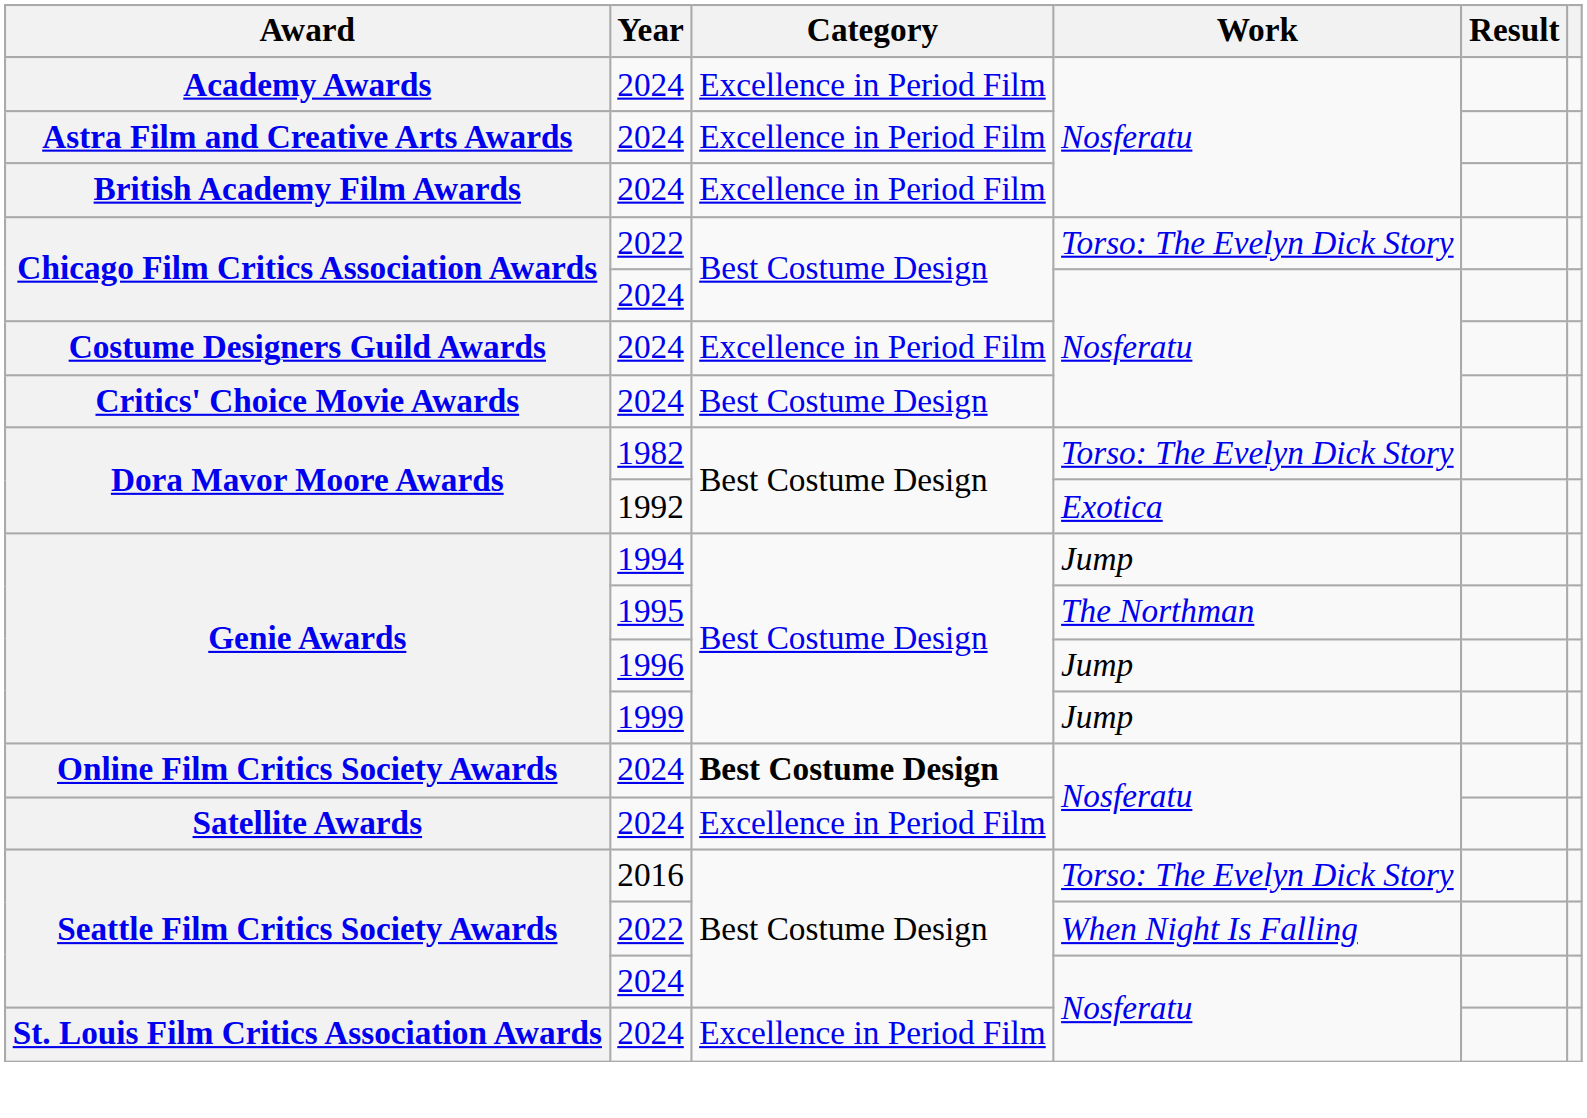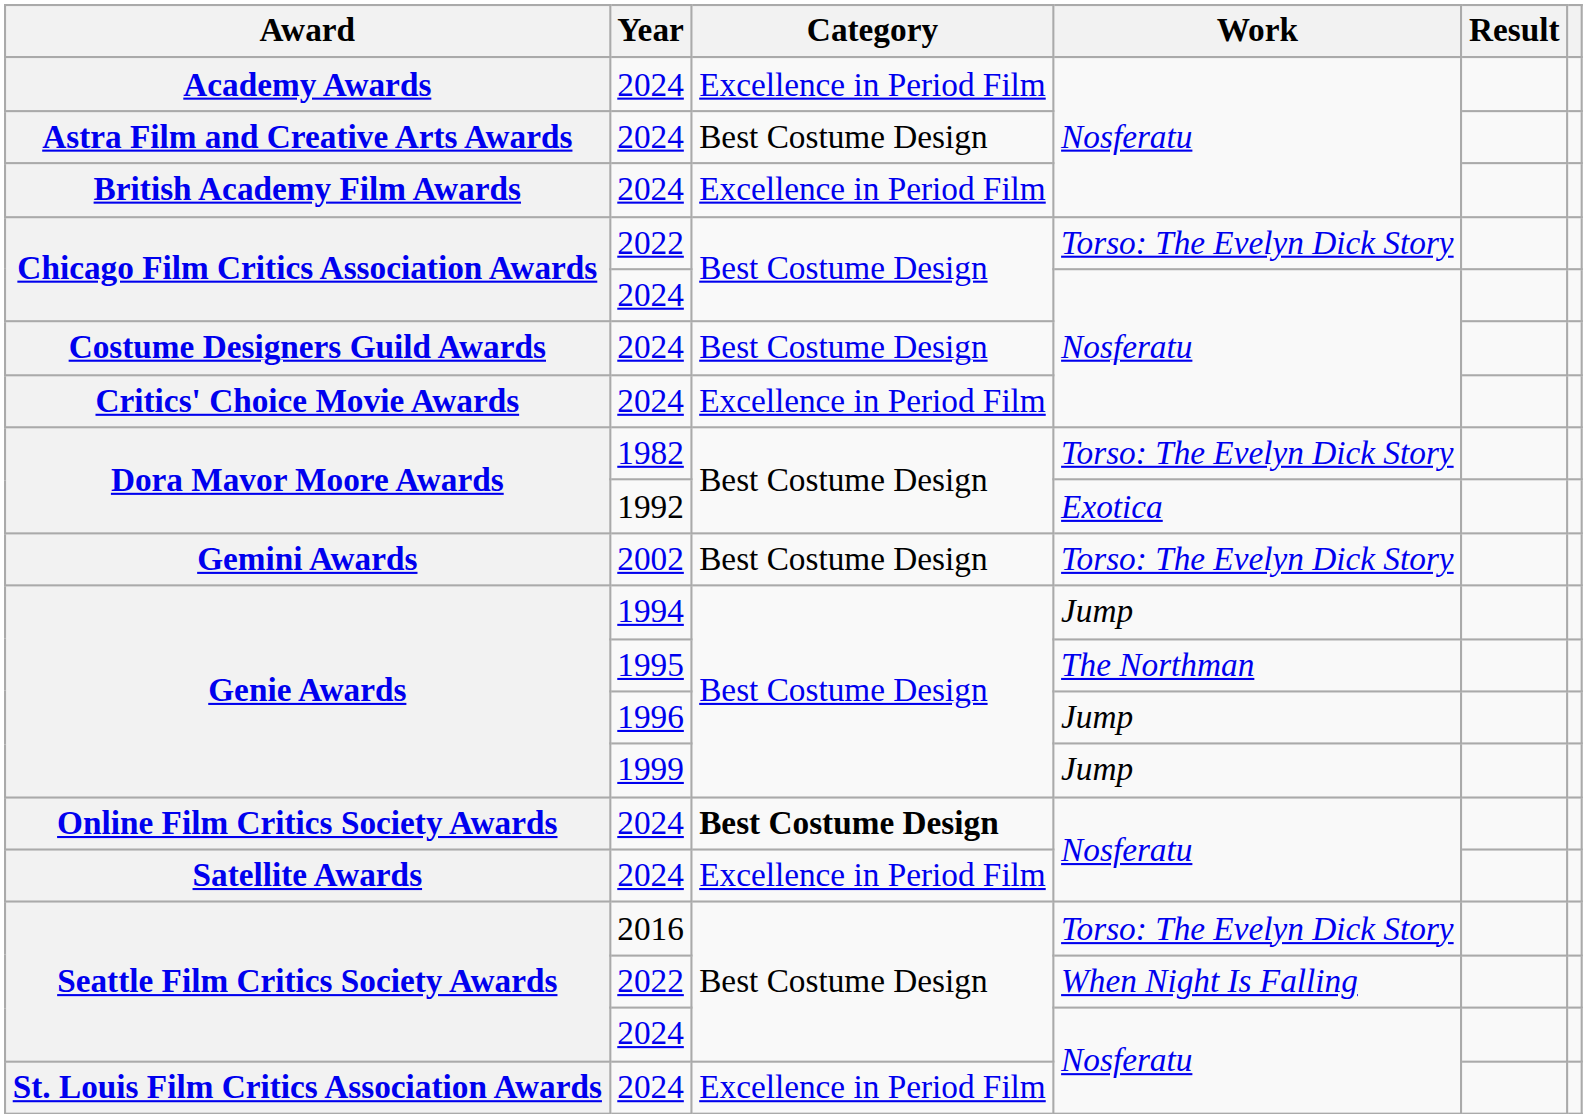(872, 136) Excellence in Period Film -> (843, 136) Best Costume Design
(872, 347) Excellence in Period Film -> (843, 347) Best Costume Design
(843, 400) Best Costume Design -> (872, 400) Excellence in Period Film
+ row: (307, 558)
